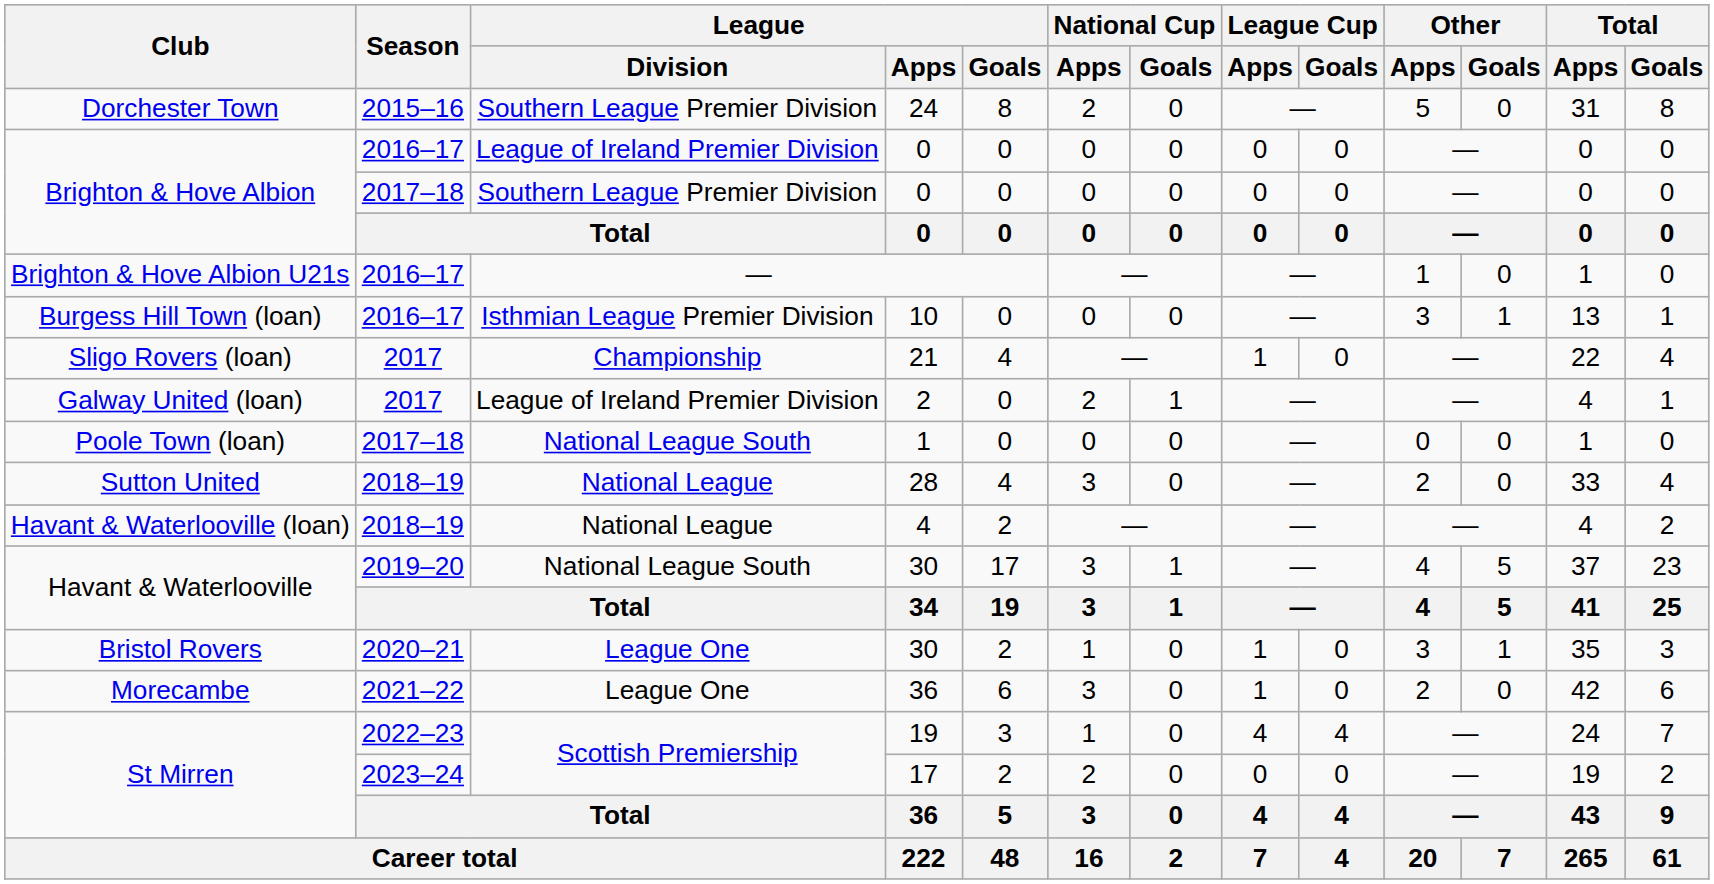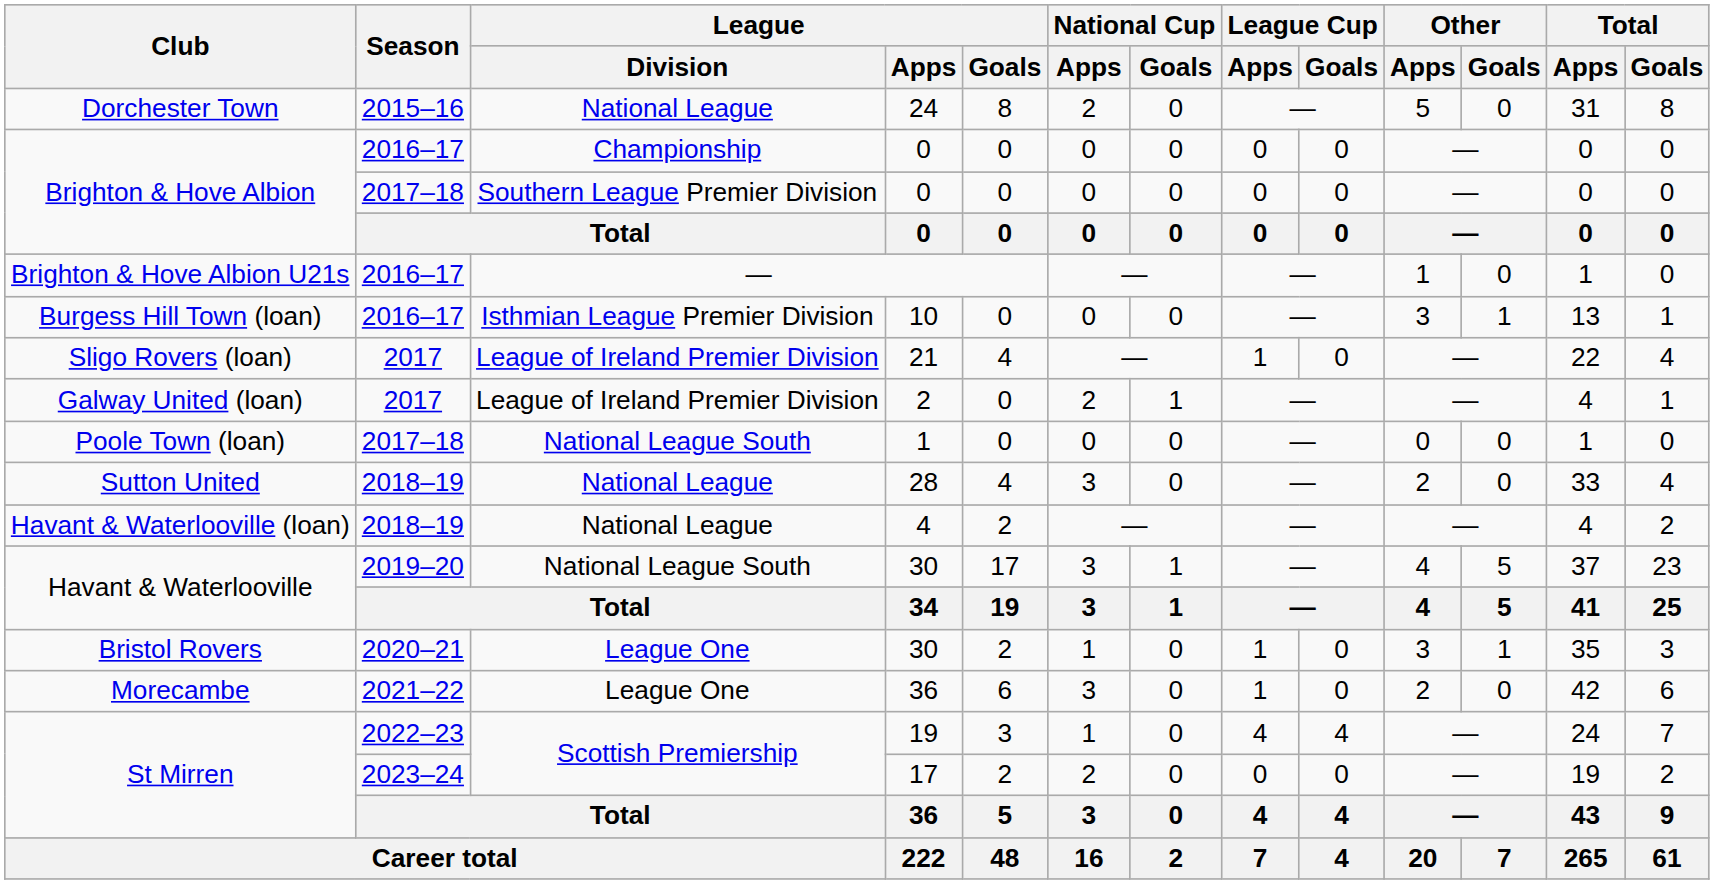(677, 108) Southern League Premier Division -> (677, 108) National League
(677, 150) League of Ireland Premier Division -> (677, 150) Championship
(677, 358) Championship -> (677, 358) League of Ireland Premier Division
